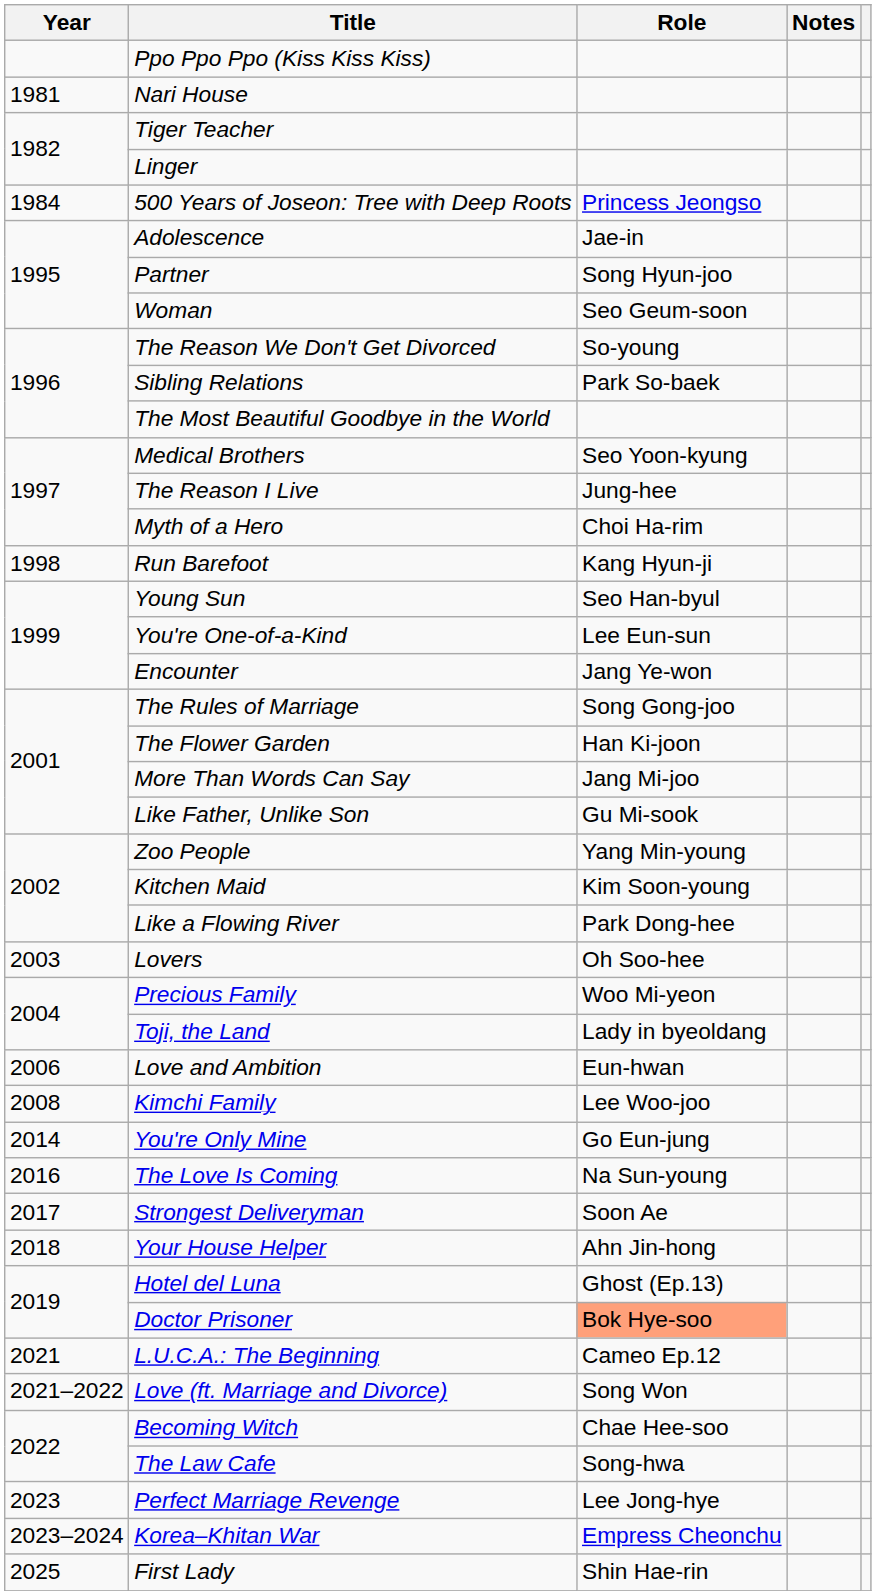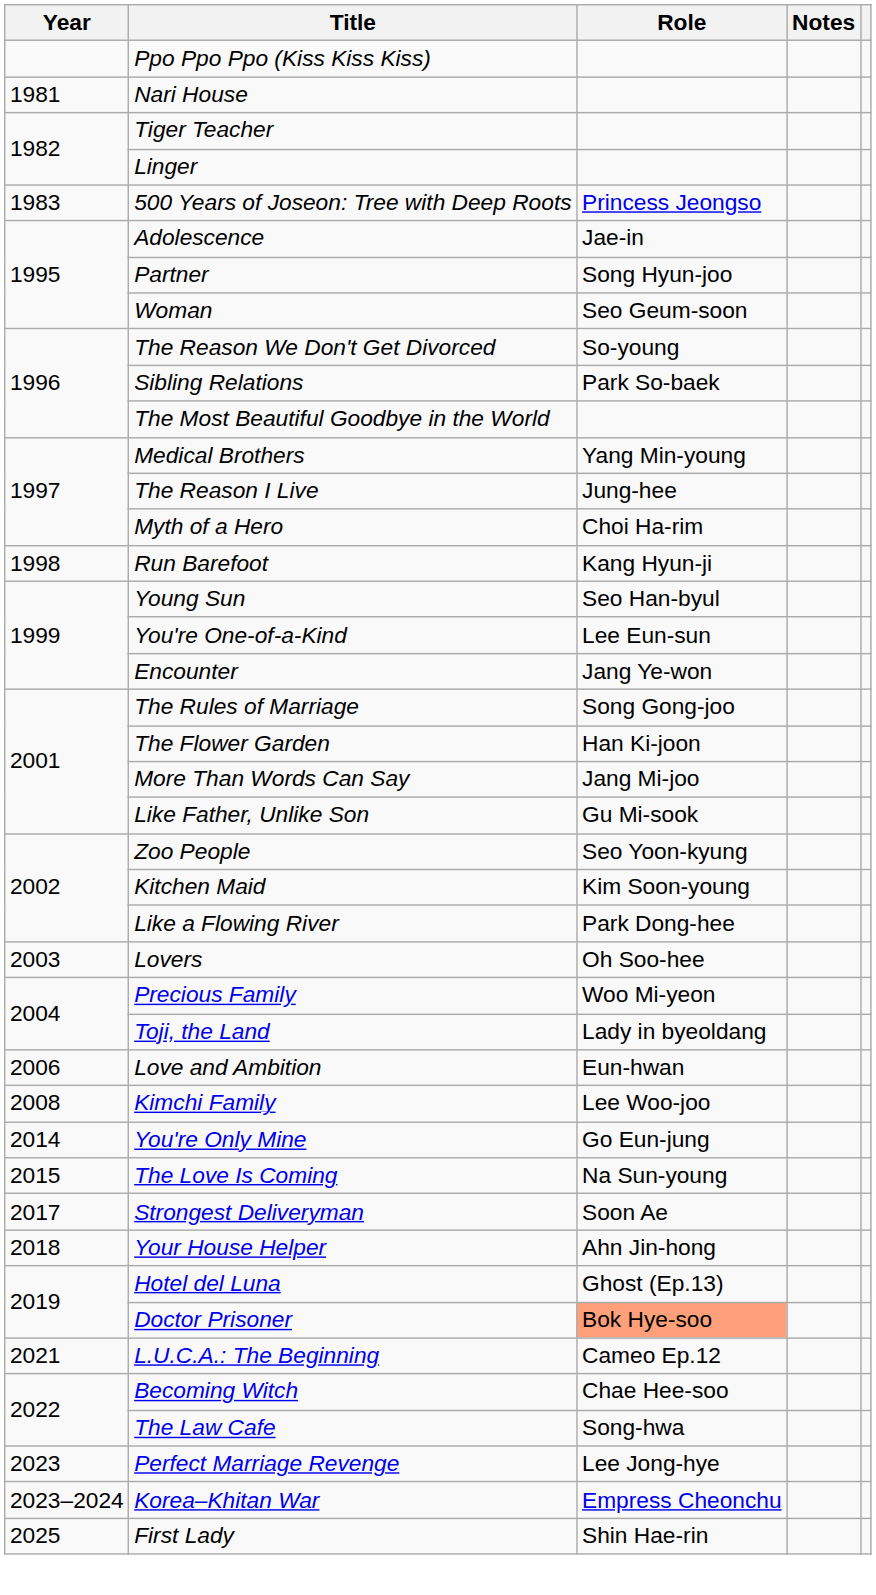(35, 202) 1984 -> (35, 202) 1983
(665, 454) Seo Yoon-kyung -> (664, 454) Yang Min-young
(664, 851) Yang Min-young -> (665, 851) Seo Yoon-kyung
(35, 1175) 2016 -> (35, 1175) 2015
- row: (291, 1391)
